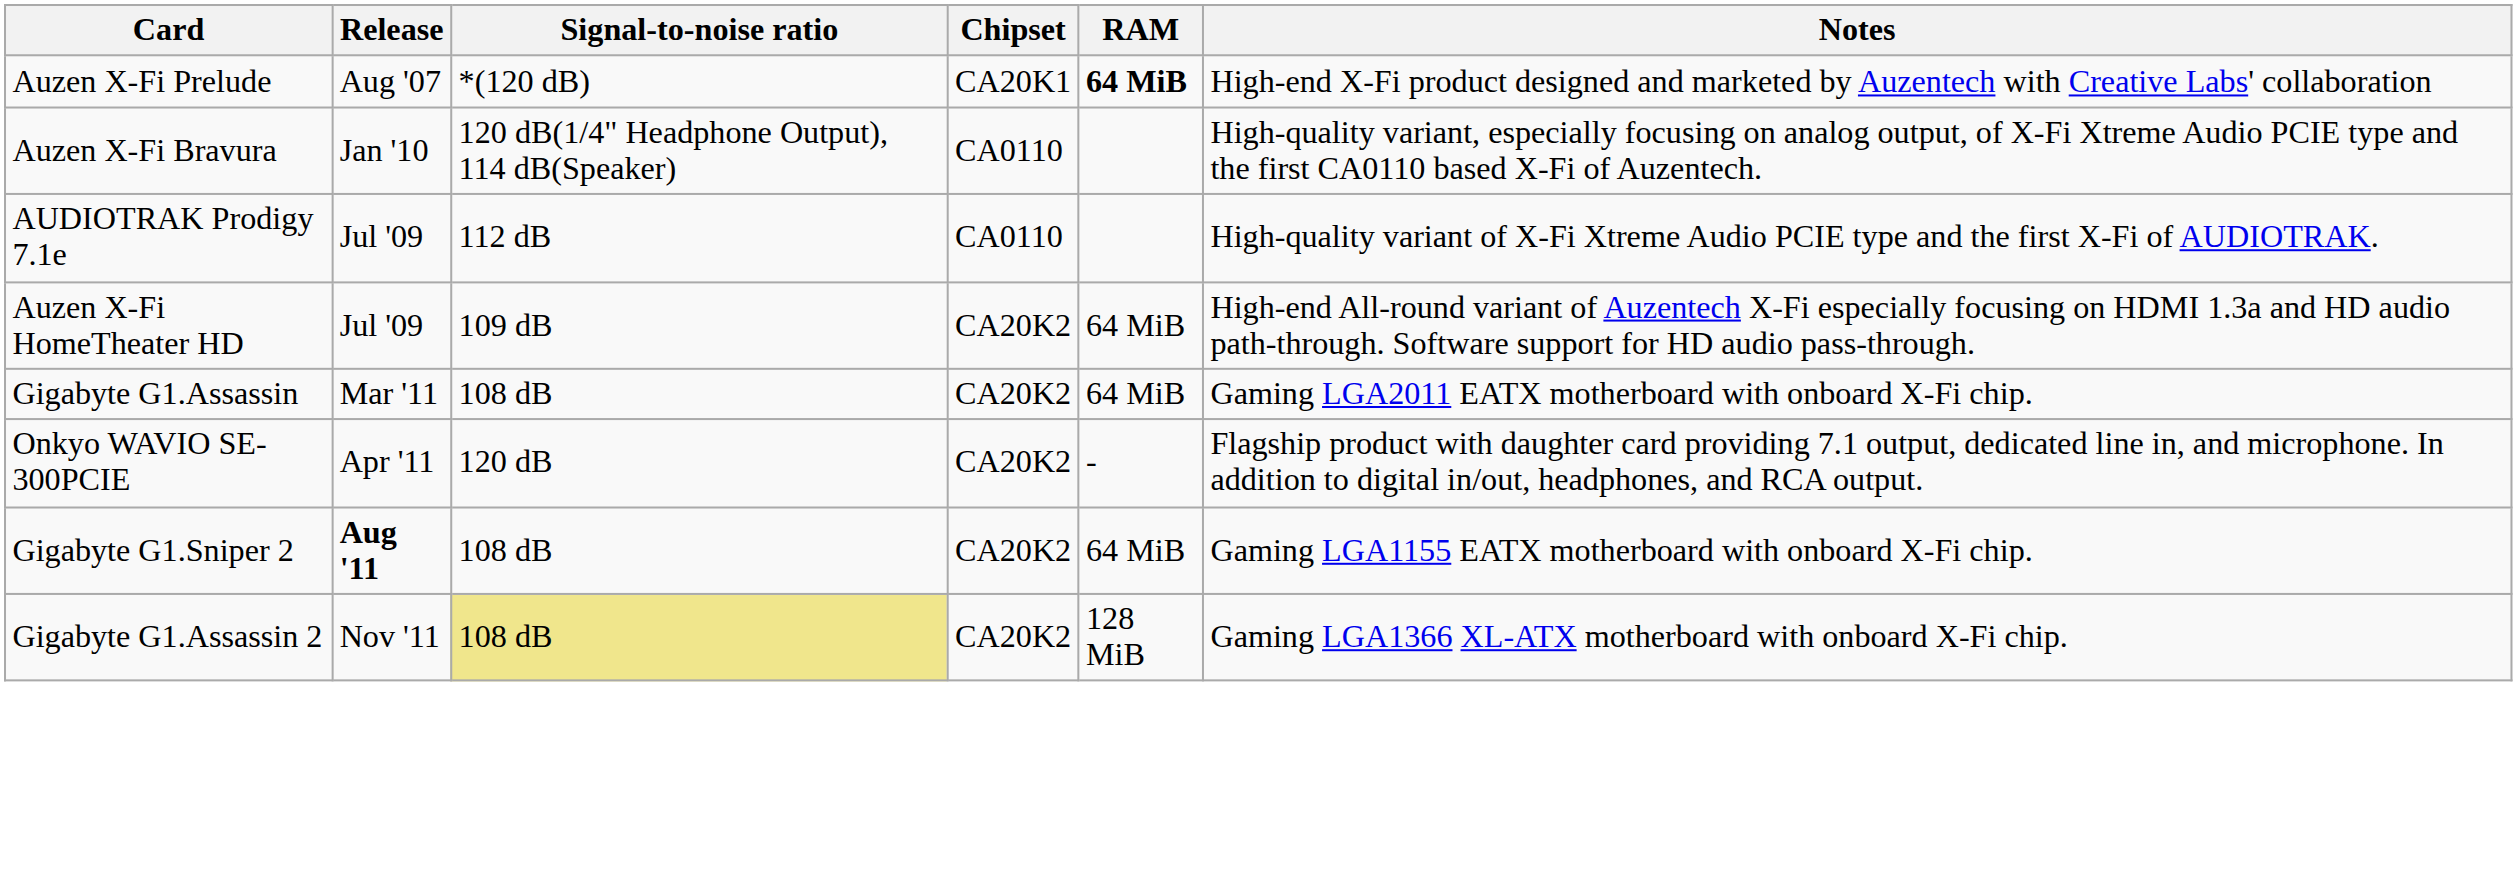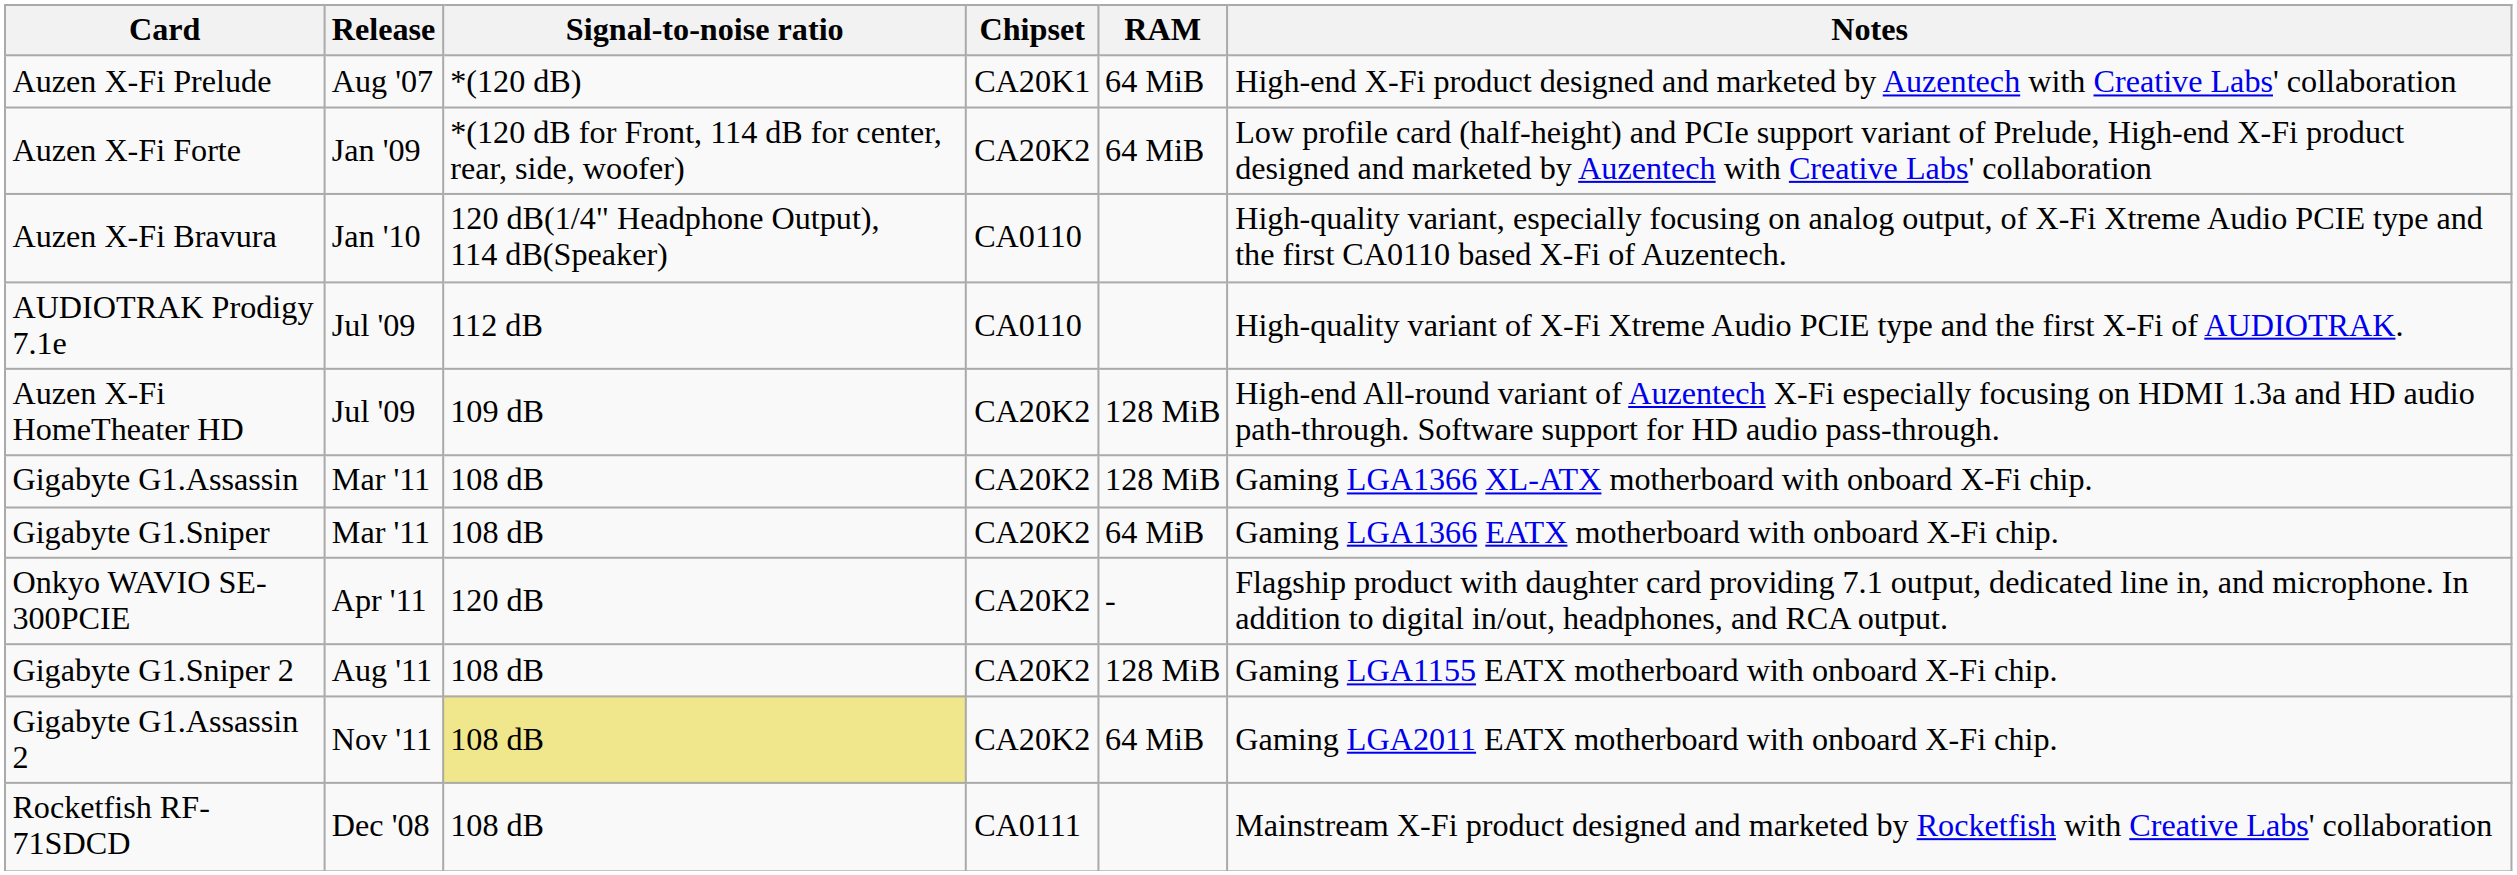(1136, 81) bold -> (1155, 81) normal
+ row: (127, 150)
(1136, 324) 64 MiB -> (1163, 411) 128 MiB
(1136, 393) 64 MiB -> (1163, 480) 128 MiB
(1622, 393) Gaming LGA2011 EATX motherboard with onboard X-Fi chip. -> (1664, 480) Gaming LGA1366 XL-ATX motherboard with onboard X-Fi chip.
+ row: (141, 531)
(368, 549) bold -> (382, 669) normal
(1136, 549) 64 MiB -> (1163, 669) 128 MiB
(1115, 637) 128 MiB -> (1155, 739) 64 MiB
(1639, 637) Gaming LGA1366 XL-ATX motherboard with onboard X-Fi chip. -> (1646, 739) Gaming LGA2011 EATX motherboard with onboard X-Fi chip.
+ row: (111, 826)
